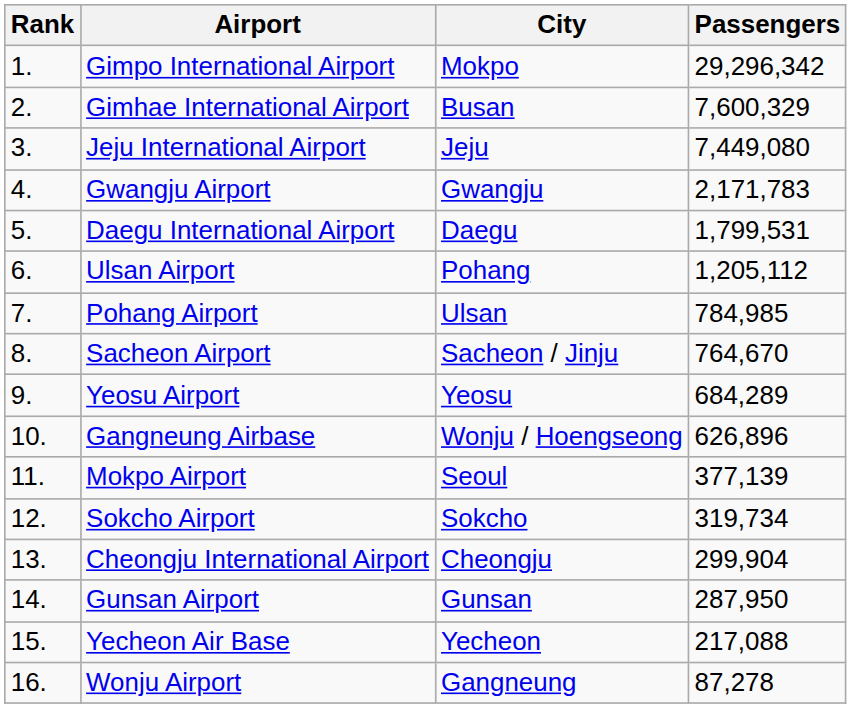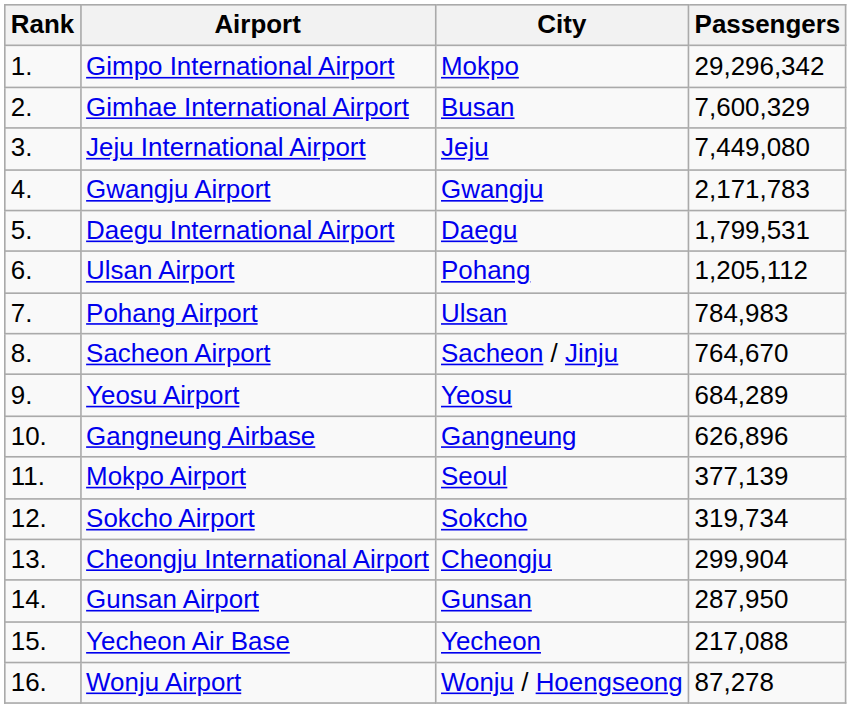(741, 312) 784,985 -> (741, 312) 784,983
(562, 436) Wonju / Hoengseong -> (509, 436) Gangneung
(509, 682) Gangneung -> (562, 682) Wonju / Hoengseong
